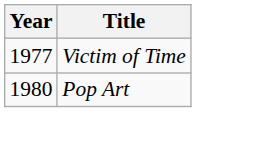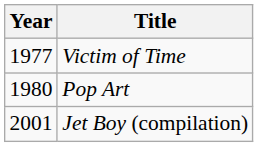+ row: (155, 123)
